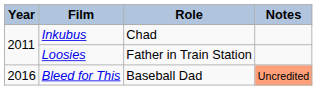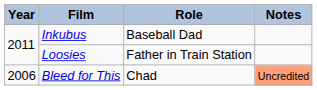(142, 35) Chad -> (164, 35) Baseball Dad
(22, 75) 2016 -> (22, 75) 2006
(164, 75) Baseball Dad -> (142, 75) Chad
